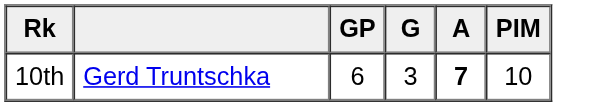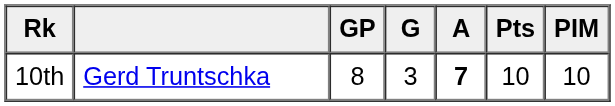+ column: (515, 28)
(357, 76) 6 -> (357, 76) 8
